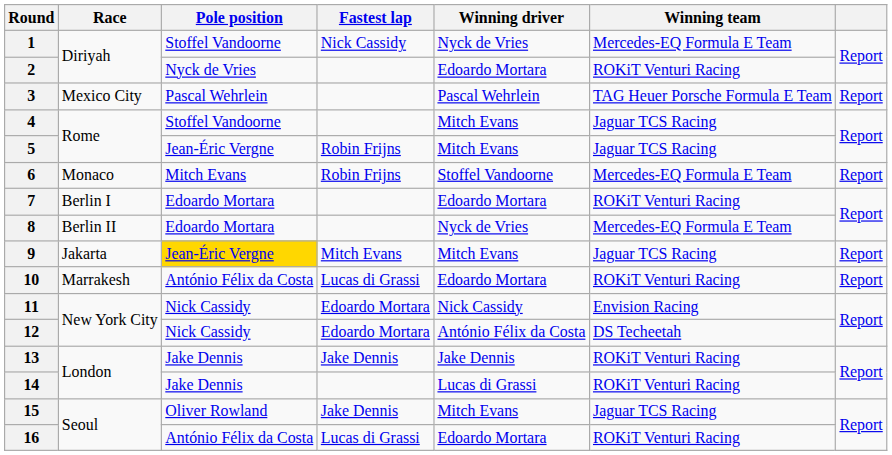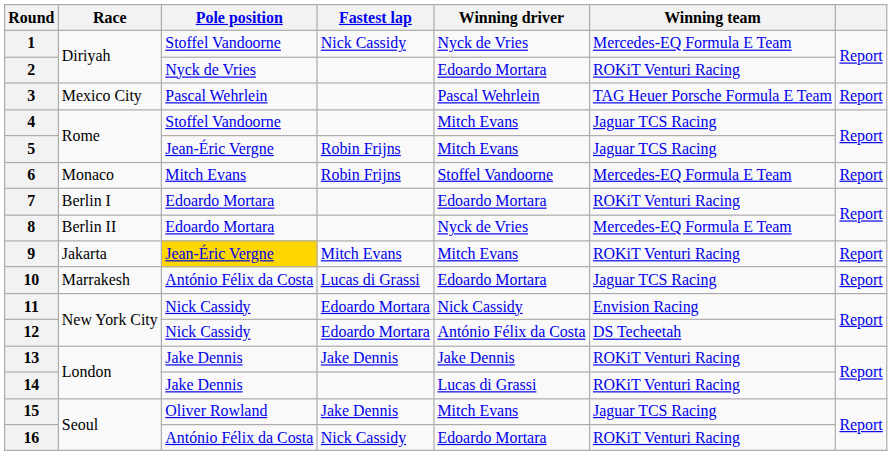(655, 253) Jaguar TCS Racing -> (666, 253) ROKiT Venturi Racing
(666, 279) ROKiT Venturi Racing -> (655, 279) Jaguar TCS Racing
(370, 437) Lucas di Grassi -> (363, 437) Nick Cassidy
